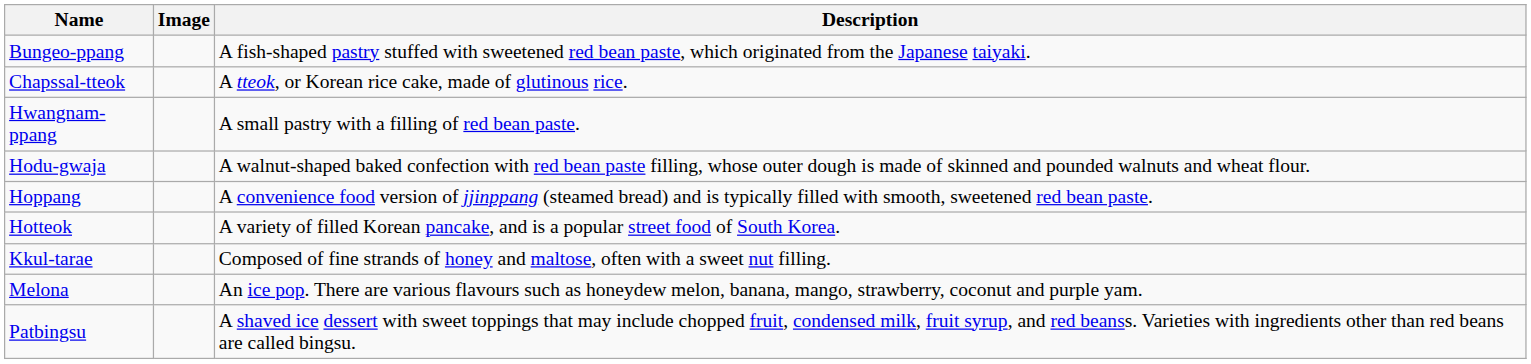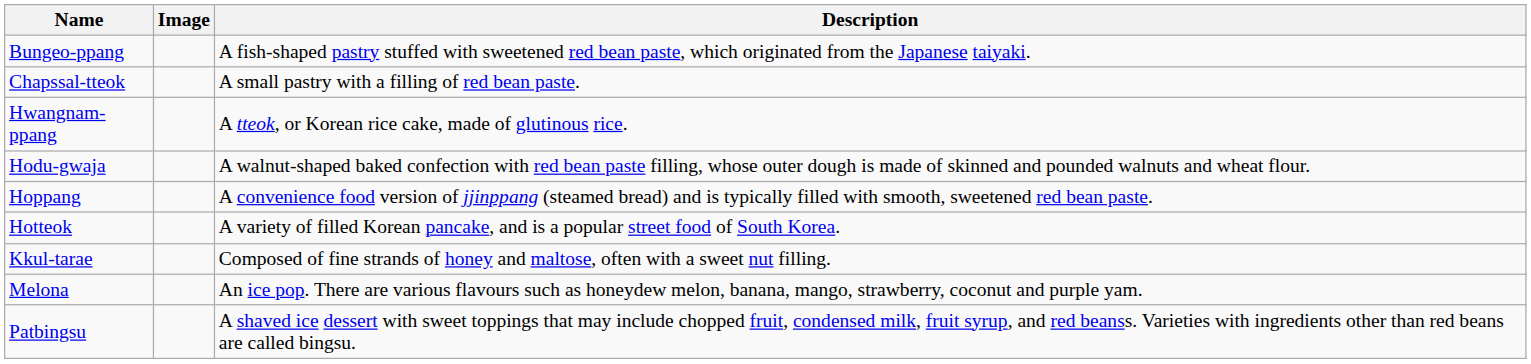(423, 81) A tteok, or Korean rice cake, made of glutinous rice. -> (399, 81) A small pastry with a filling of red bean paste.
(399, 123) A small pastry with a filling of red bean paste. -> (423, 123) A tteok, or Korean rice cake, made of glutinous rice.
